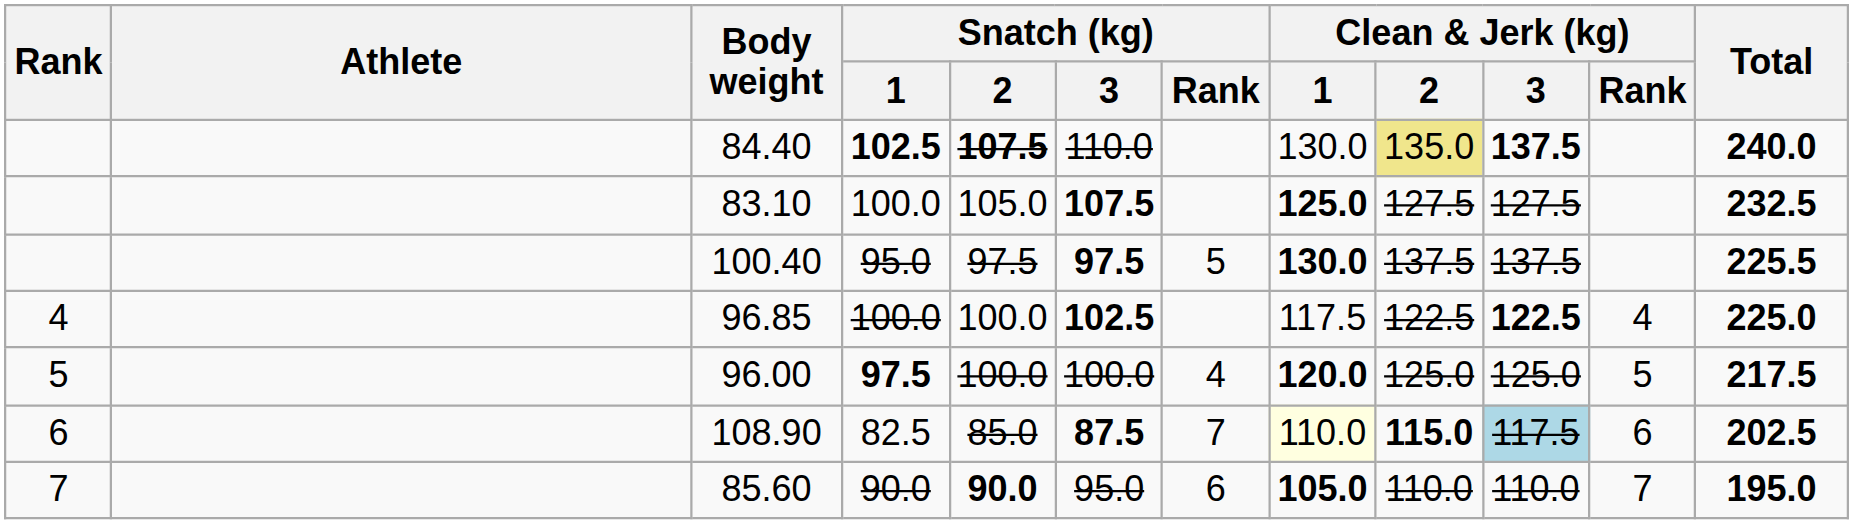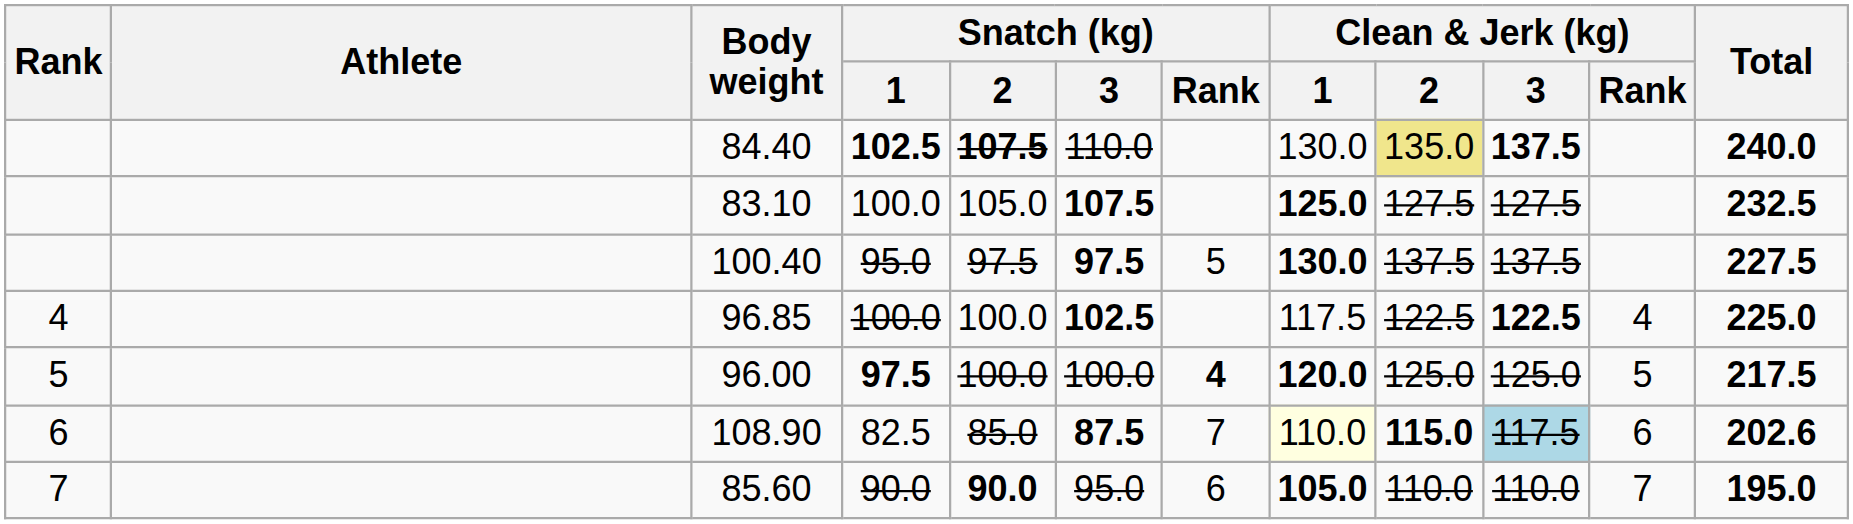(1772, 261) 225.5 -> (1772, 261) 227.5
(1216, 375) normal -> (1216, 375) bold
(1772, 432) 202.5 -> (1772, 432) 202.6
